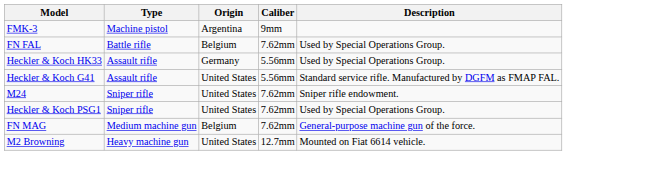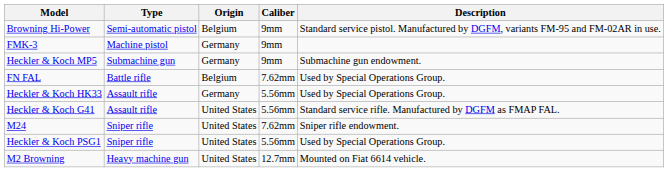+ row: (48, 28)
(222, 28) Argentina -> (221, 45) Germany
+ row: (52, 61)
(278, 110) 7.62mm -> (278, 142) 5.56mm
- row: (26, 126)
